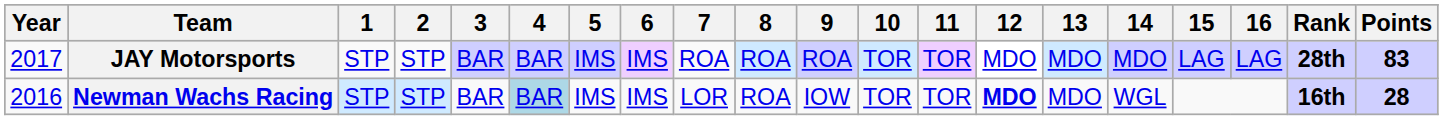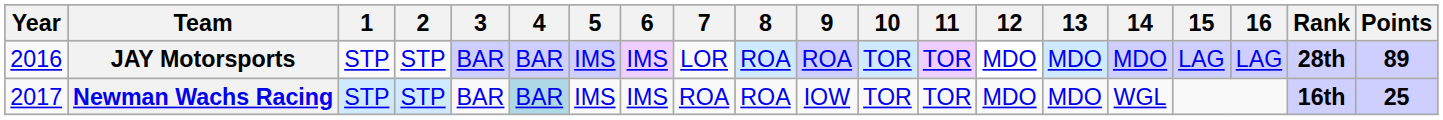(36, 59) 2017 -> (36, 59) 2016
(704, 59) ROA -> (704, 59) LOR
(1397, 59) 83 -> (1397, 59) 89
(36, 96) 2016 -> (36, 96) 2017
(704, 96) LOR -> (704, 96) ROA
(1010, 96) bold -> (1010, 96) normal
(1397, 96) 28 -> (1397, 96) 25
